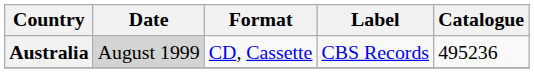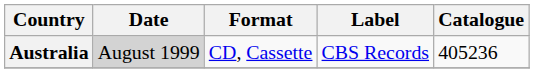(468, 51) 495236 -> (468, 51) 405236
